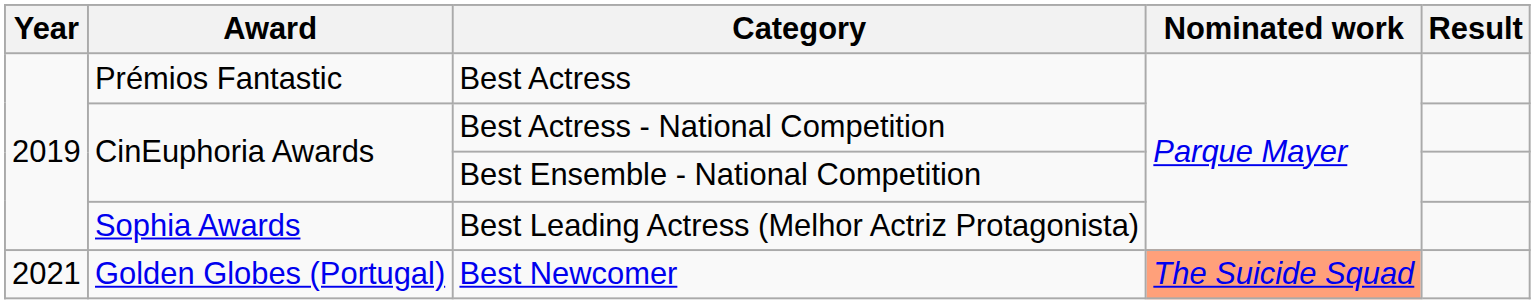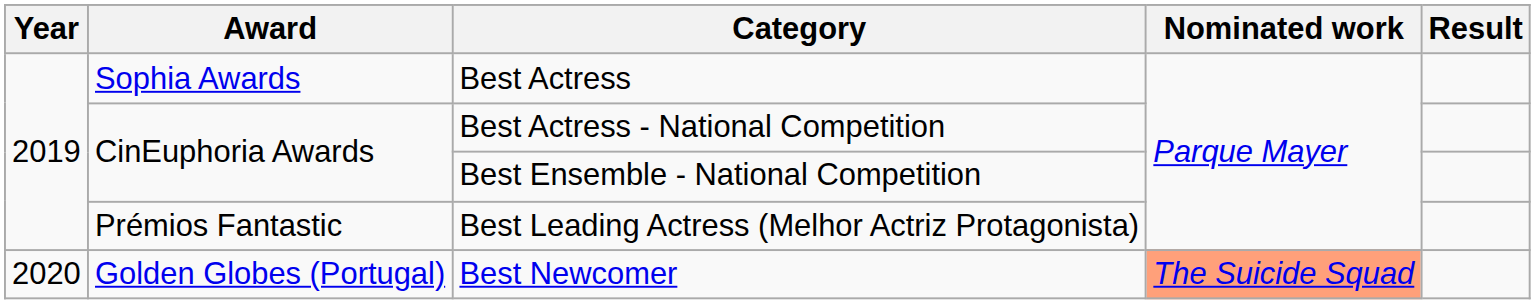(219, 77) Prémios Fantastic -> (198, 77) Sophia Awards
(198, 224) Sophia Awards -> (219, 224) Prémios Fantastic
(46, 273) 2021 -> (46, 273) 2020
